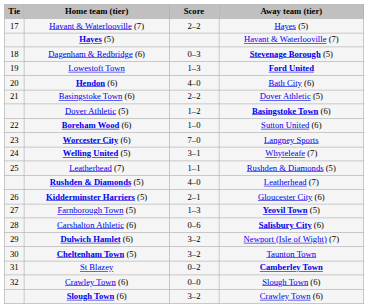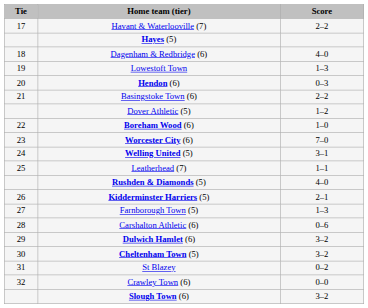- column: (291, 12)
(194, 54) 0–3 -> (322, 54) 4–0
(194, 83) 4–0 -> (322, 83) 0–3
